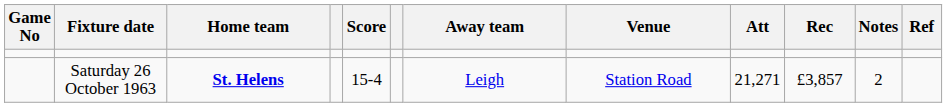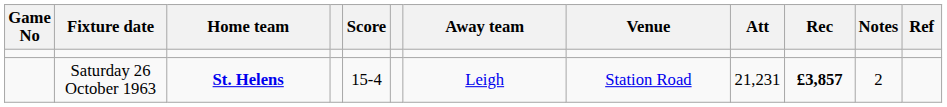(757, 79) 21,271 -> (757, 79) 21,231
(820, 79) normal -> (820, 79) bold
